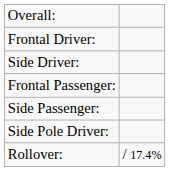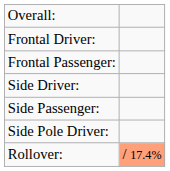rows swapped: (62, 85) <-> (44, 62)
(142, 154) no background -> (142, 154) lightsalmon background
